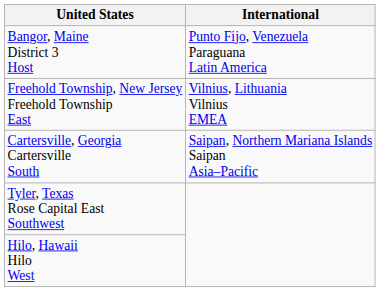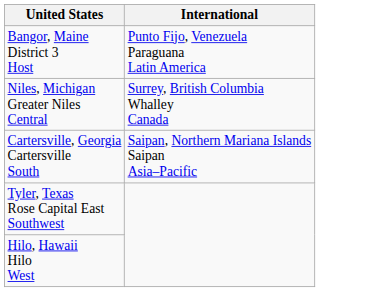+ row: (51, 104)
- row: (95, 104)
